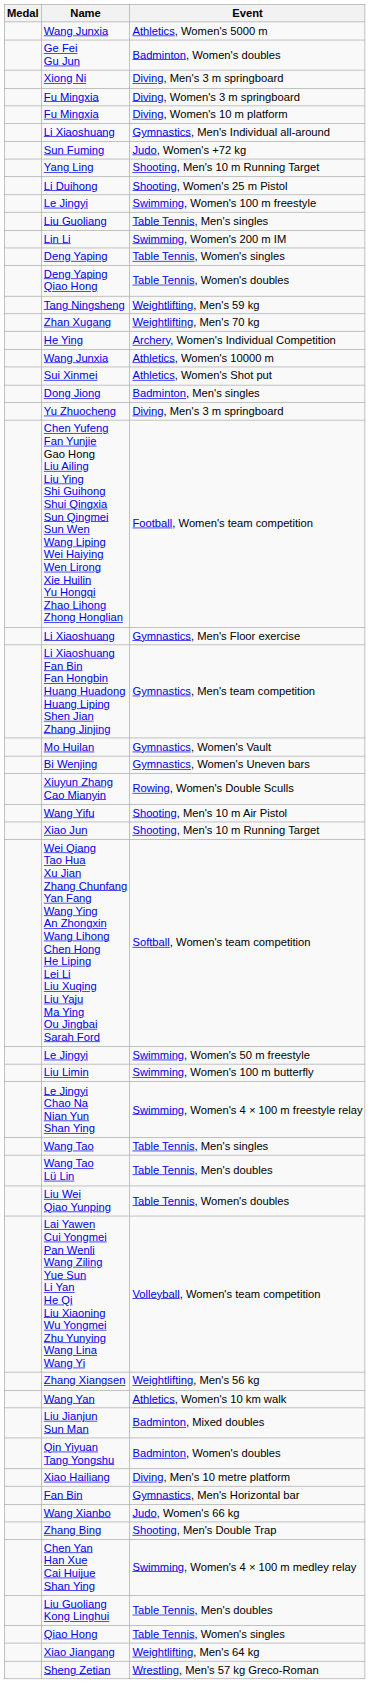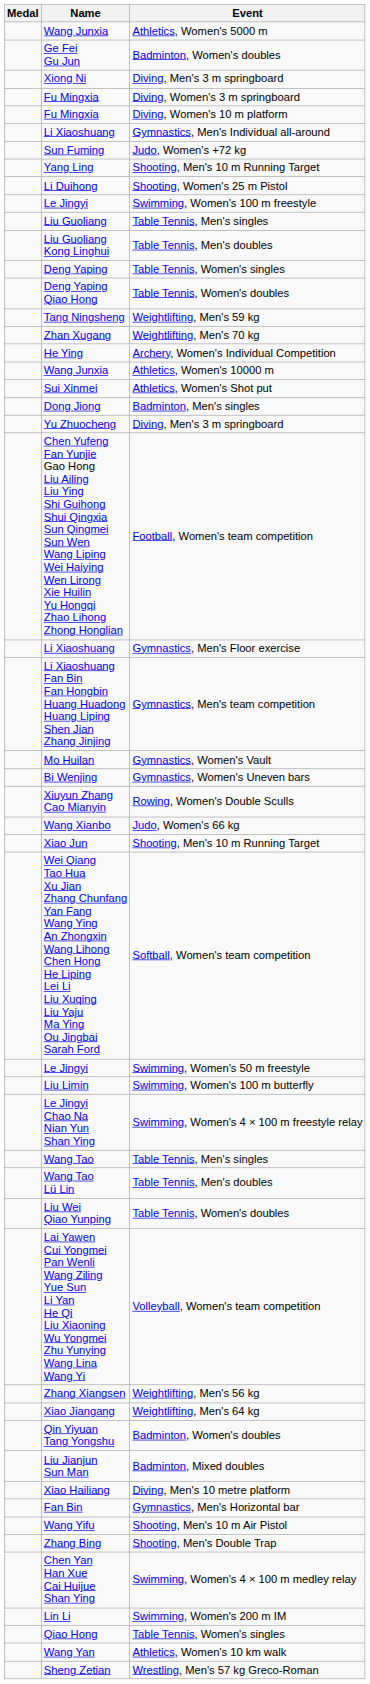rows swapped: (77, 1610) <-> (57, 239)
rows swapped: (69, 813) <-> (77, 1513)
rows swapped: (69, 1399) <-> (79, 1652)
rows swapped: (79, 1453) <-> (71, 1423)
